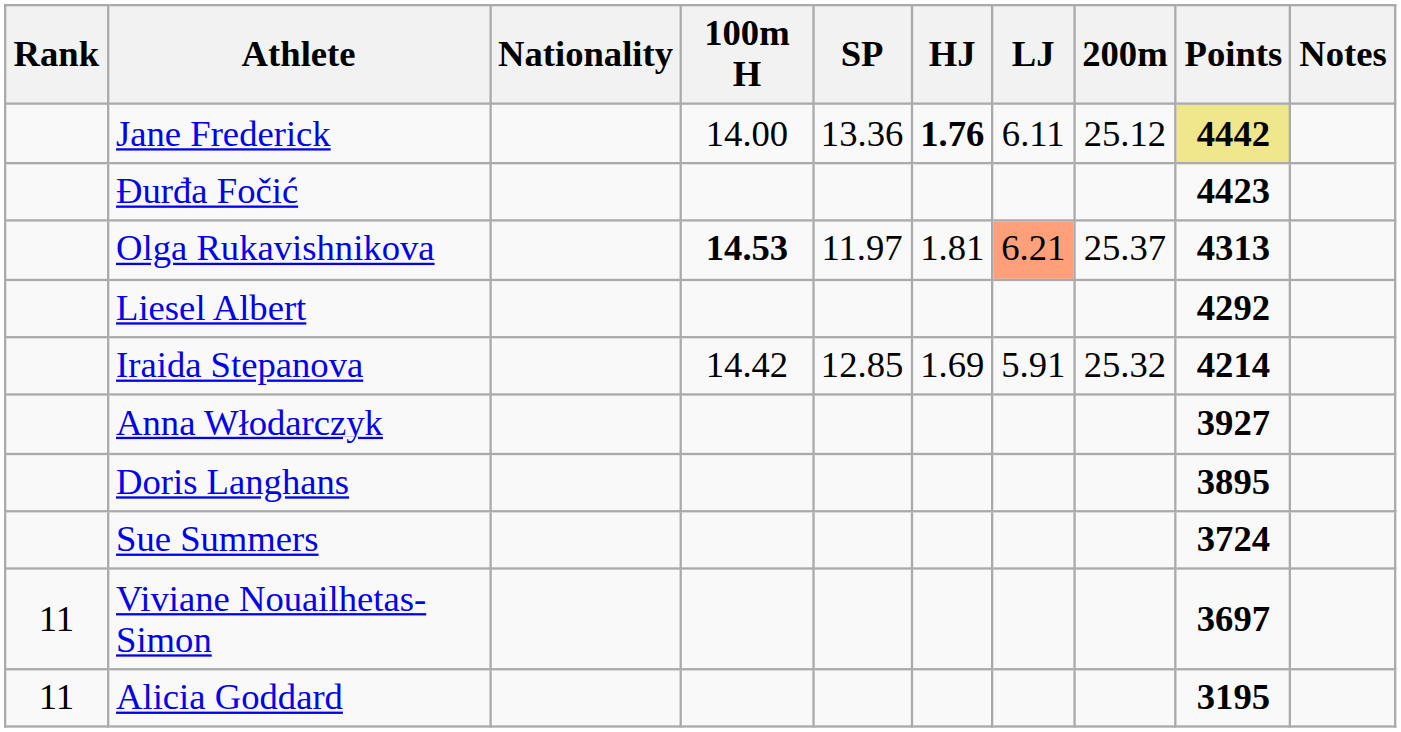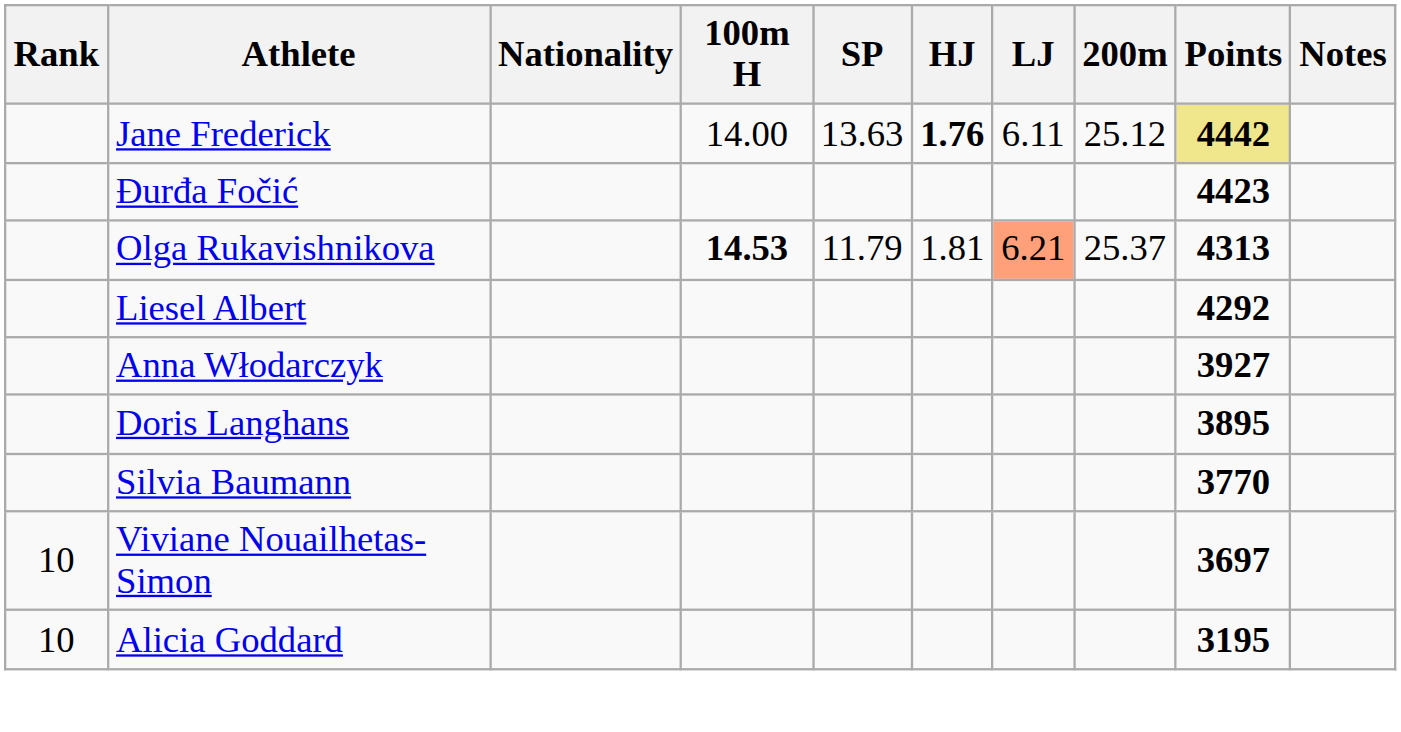(862, 132) 13.36 -> (862, 132) 13.63
(862, 249) 11.97 -> (862, 249) 11.79
- row: (240, 365)
+ row: (234, 481)
- row: (217, 539)
(56, 618) 11 -> (56, 560) 10
(56, 697) 11 -> (56, 638) 10
